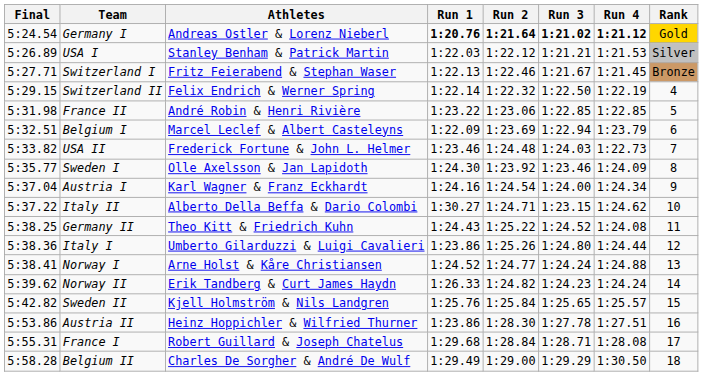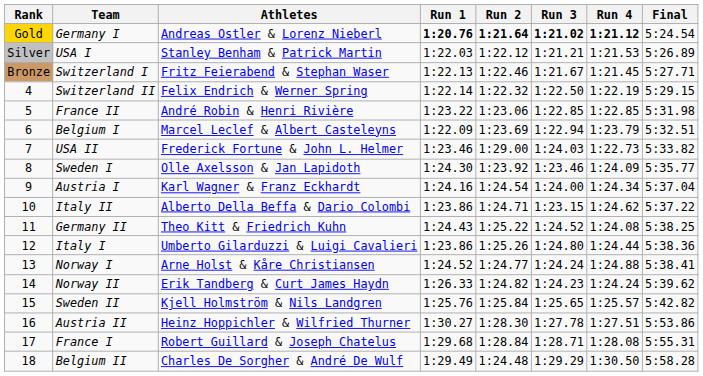columns swapped: (674, 14) <-> (32, 14)
(511, 149) 1:24.48 -> (503, 149) 1:29.00
(455, 207) 1:30.27 -> (448, 207) 1:23.86
(455, 323) 1:23.86 -> (448, 323) 1:30.27
(511, 361) 1:29.00 -> (503, 361) 1:24.48
